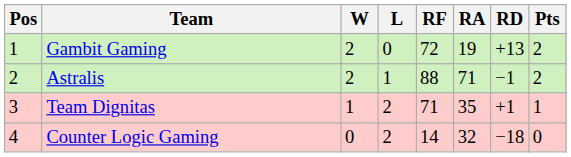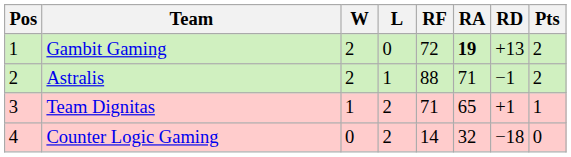(467, 48) normal -> (467, 48) bold
(467, 107) 35 -> (467, 107) 65
